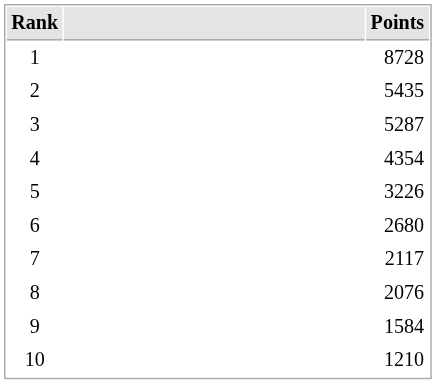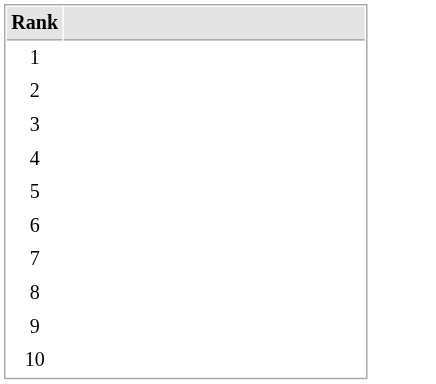- column: (397, 22)
